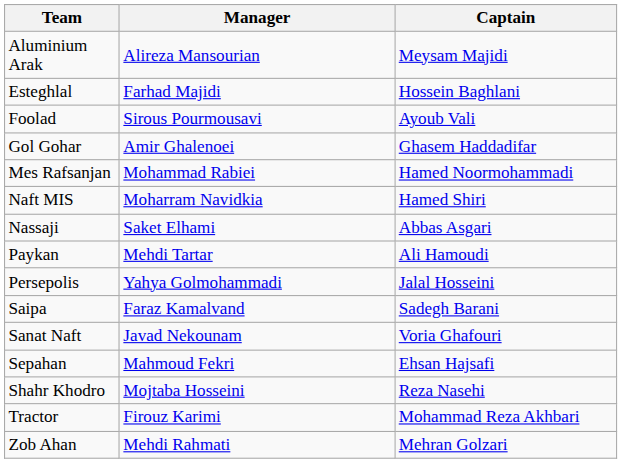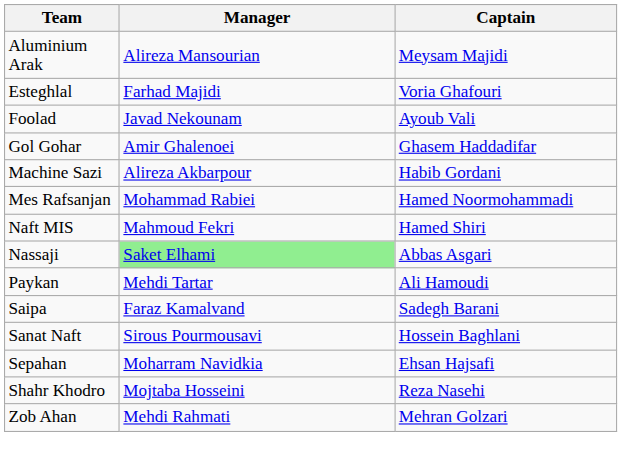(459, 91) Hossein Baghlani -> (450, 91) Voria Ghafouri
(193, 118) Sirous Pourmousavi -> (183, 118) Javad Nekounam
+ row: (55, 173)
(193, 200) Moharram Navidkia -> (179, 227) Mahmoud Fekri
(169, 227) no background -> (169, 254) lightgreen background
- row: (44, 281)
(183, 335) Javad Nekounam -> (193, 335) Sirous Pourmousavi
(450, 335) Voria Ghafouri -> (459, 335) Hossein Baghlani
(179, 363) Mahmoud Fekri -> (193, 363) Moharram Navidkia
- row: (33, 417)
